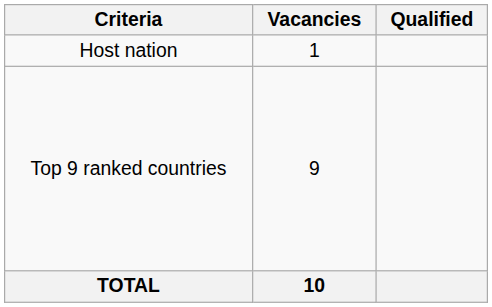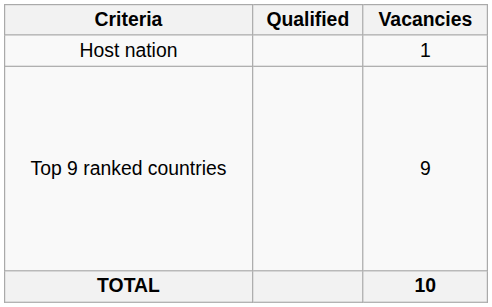columns swapped: (314, 19) <-> (432, 19)
